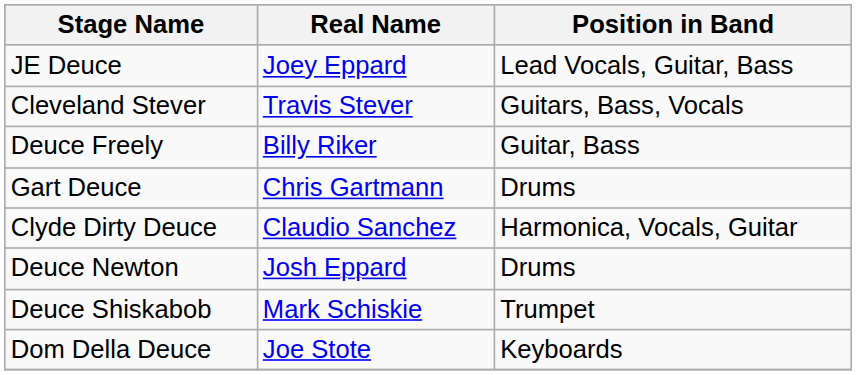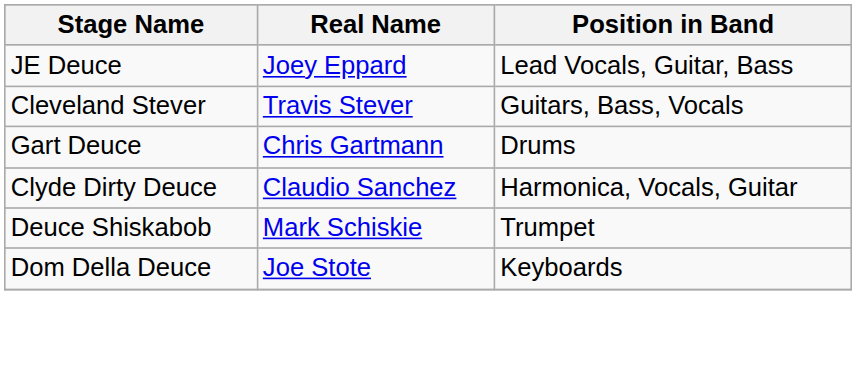- row: (87, 146)
- row: (95, 268)
